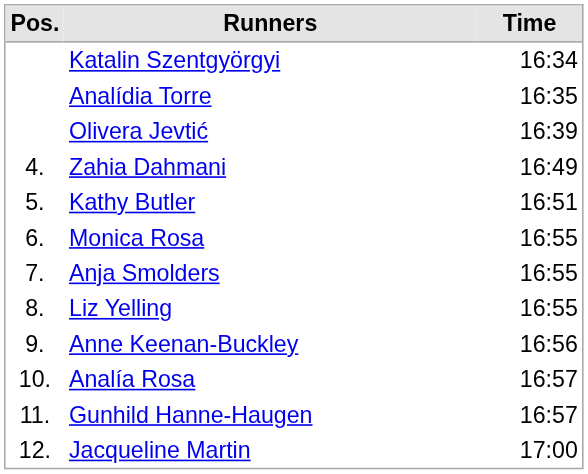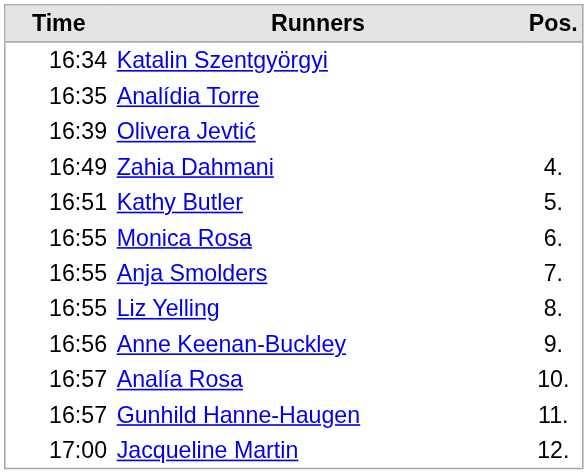columns swapped: (35, 23) <-> (529, 23)
